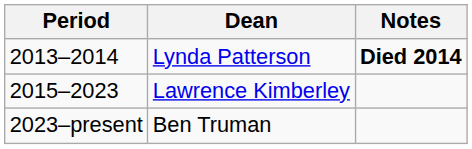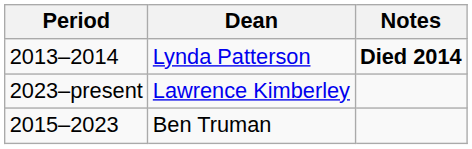(64, 90) 2015–2023 -> (76, 90) 2023–present
(76, 125) 2023–present -> (64, 125) 2015–2023
